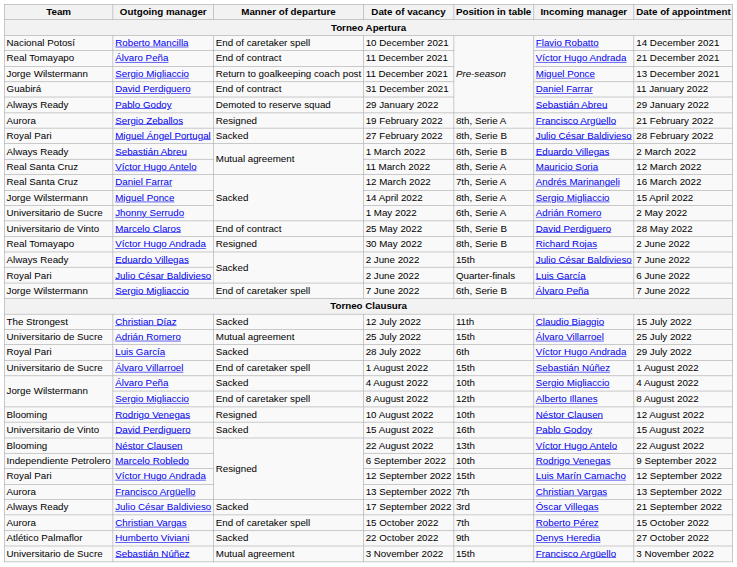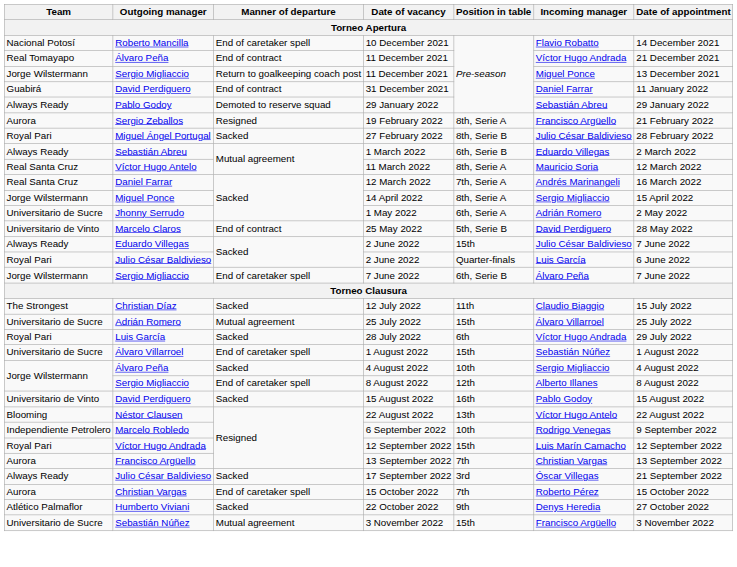- row: (161, 244)
- row: (153, 414)
